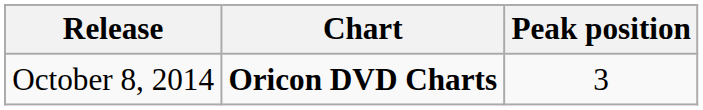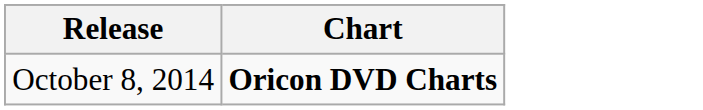- column: (601, 29)
